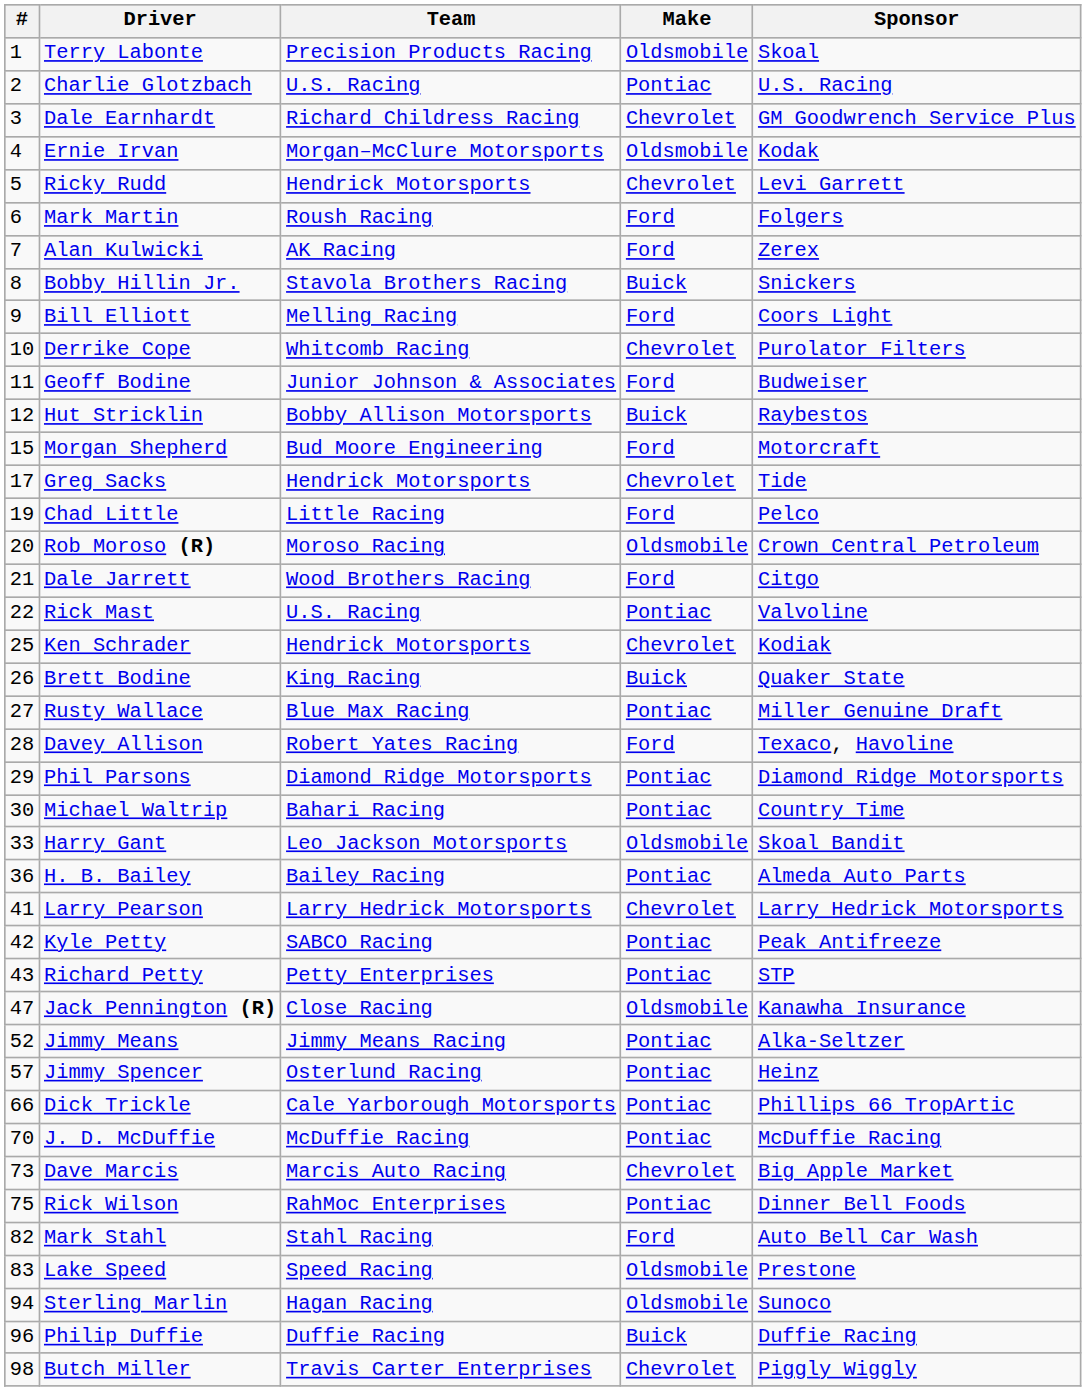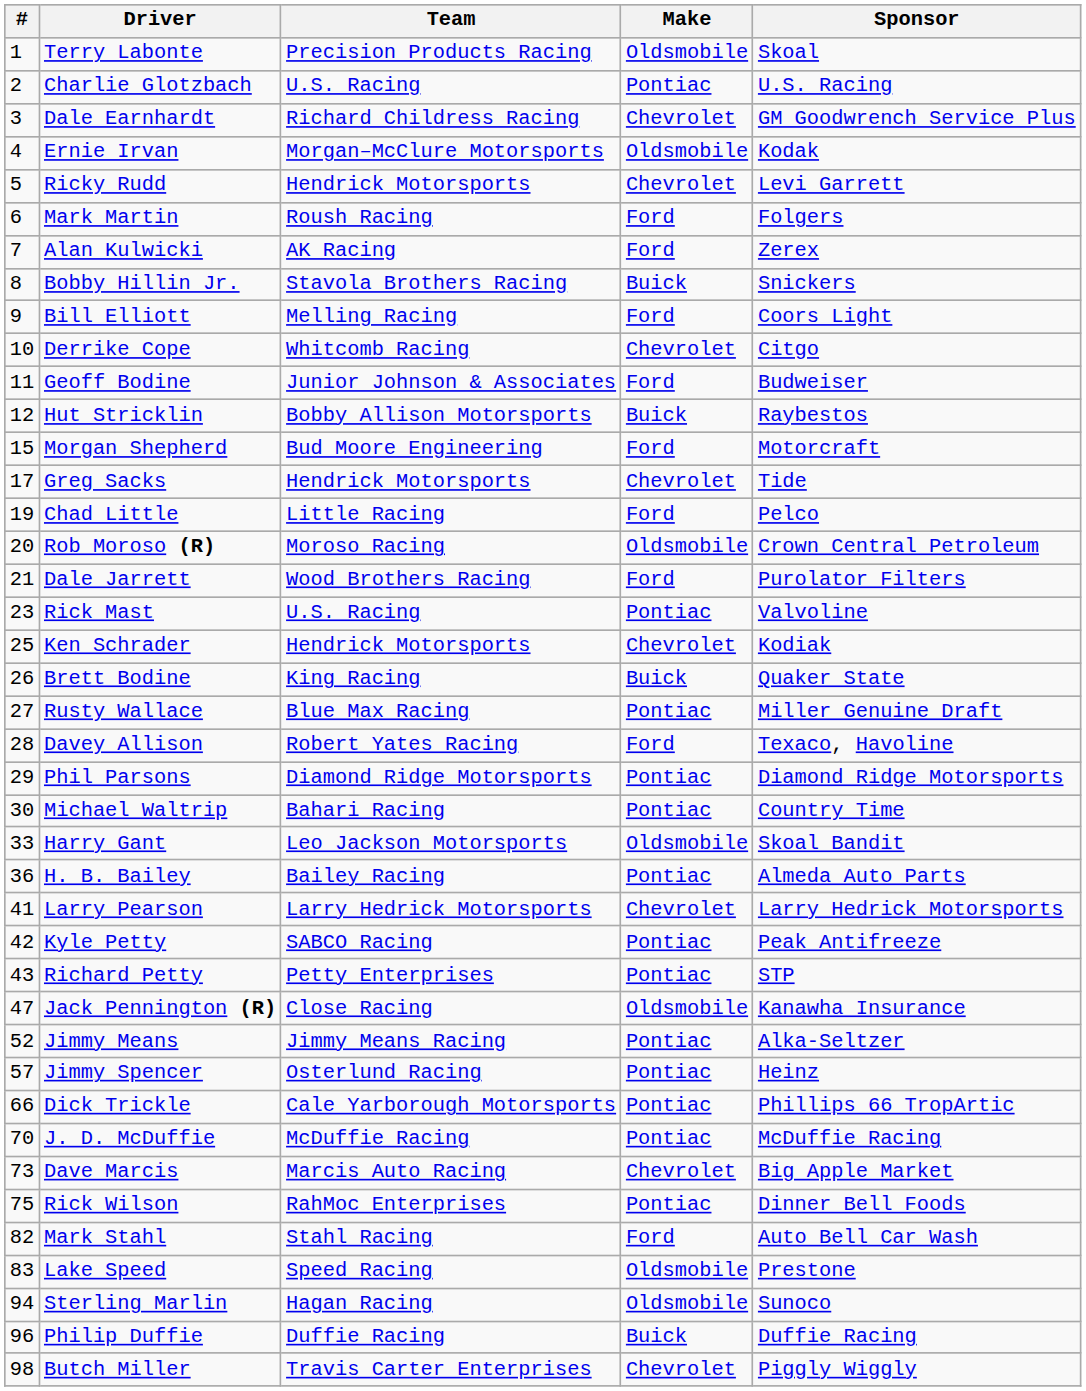(862, 351) Purolator Filters -> (788, 351) Citgo
(788, 581) Citgo -> (862, 581) Purolator Filters
(22, 614) 22 -> (22, 614) 23
